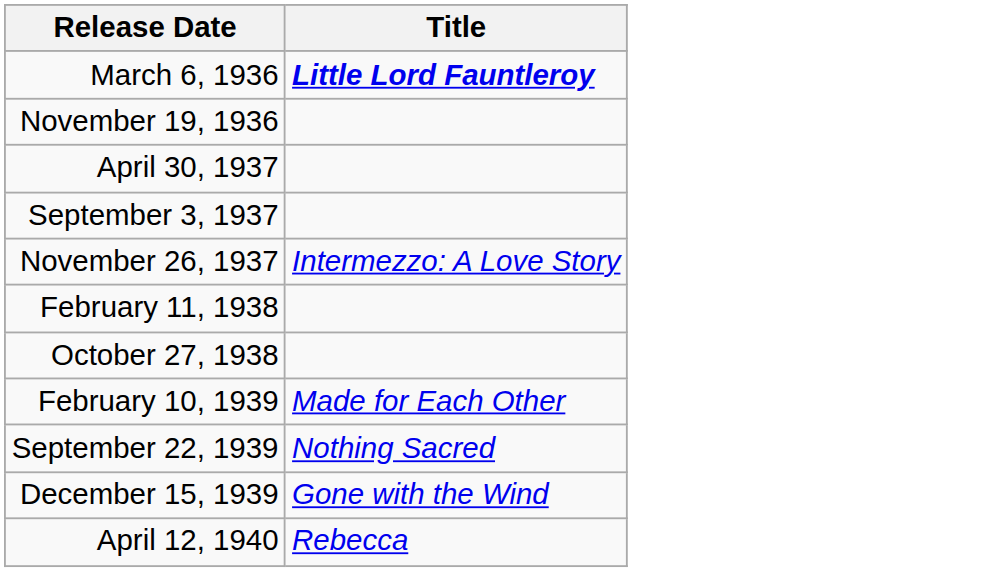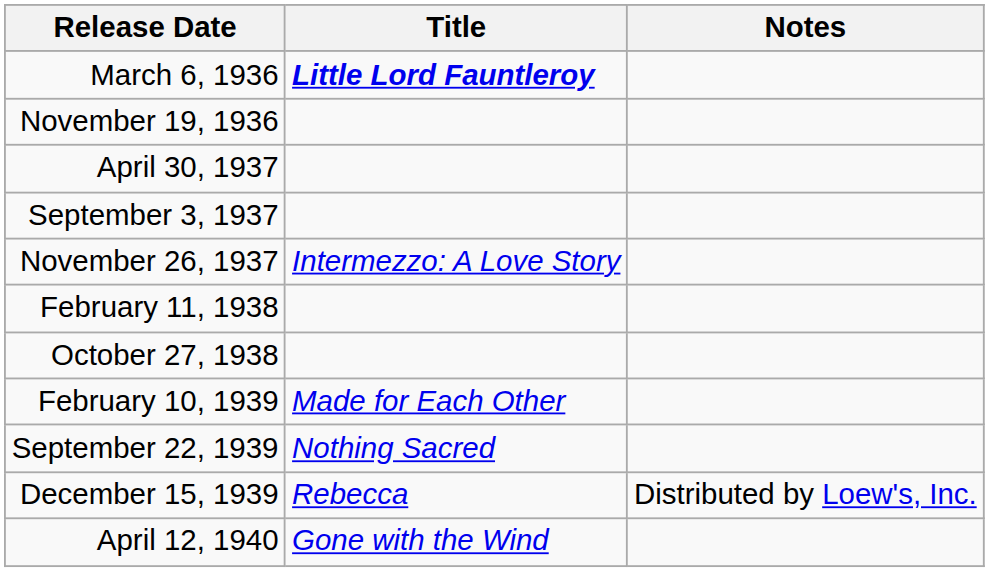+ column: (805, 27)
(420, 494) Gone with the Wind -> (350, 494) Rebecca
(350, 541) Rebecca -> (420, 541) Gone with the Wind
